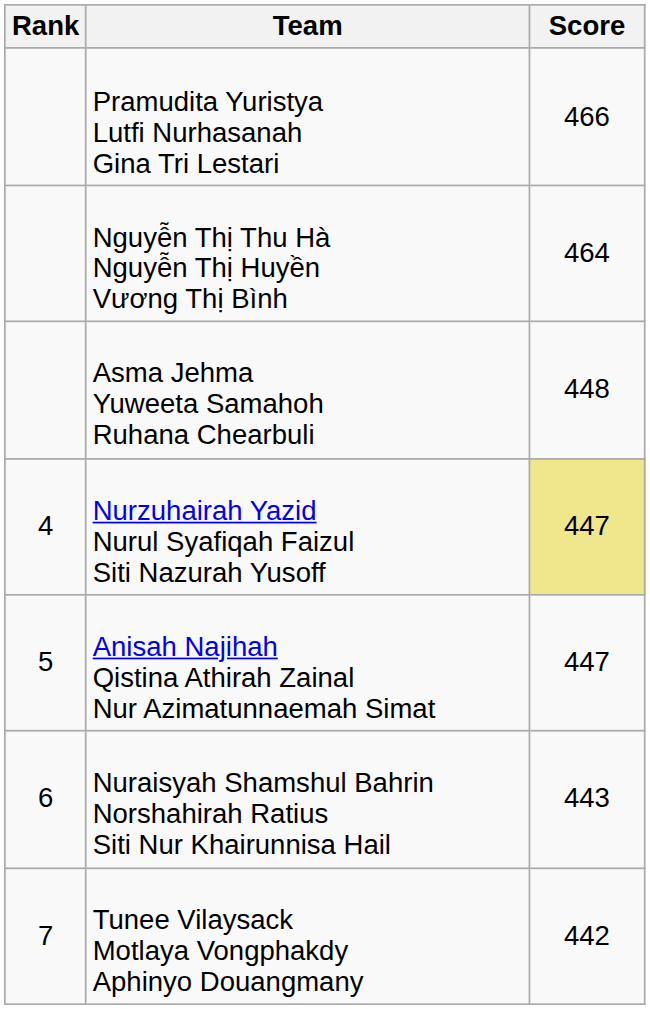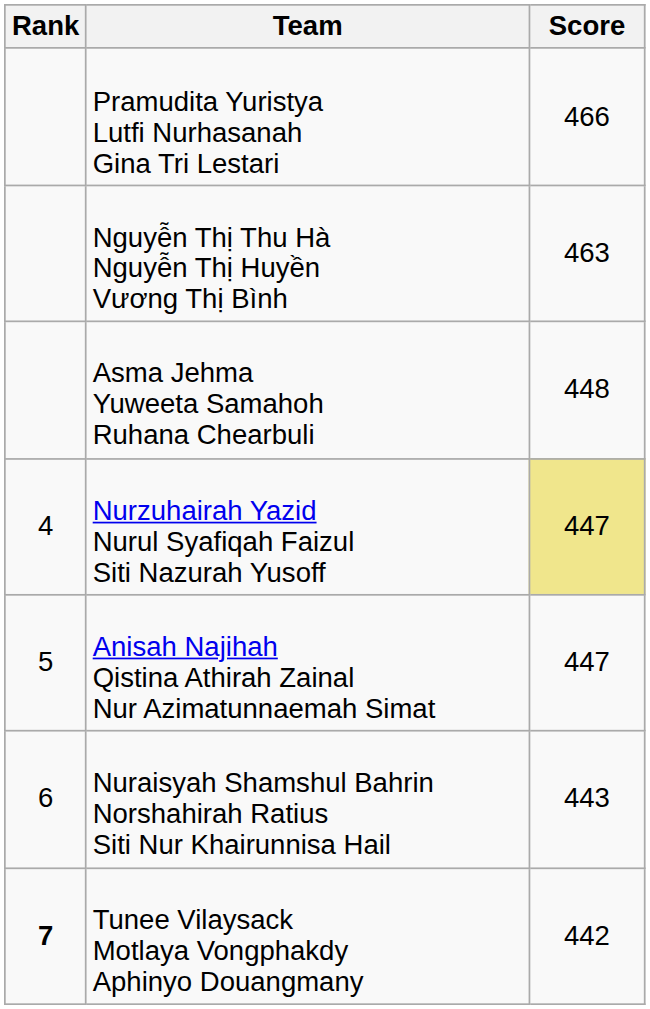(587, 252) 464 -> (587, 252) 463
(46, 935) normal -> (46, 935) bold
